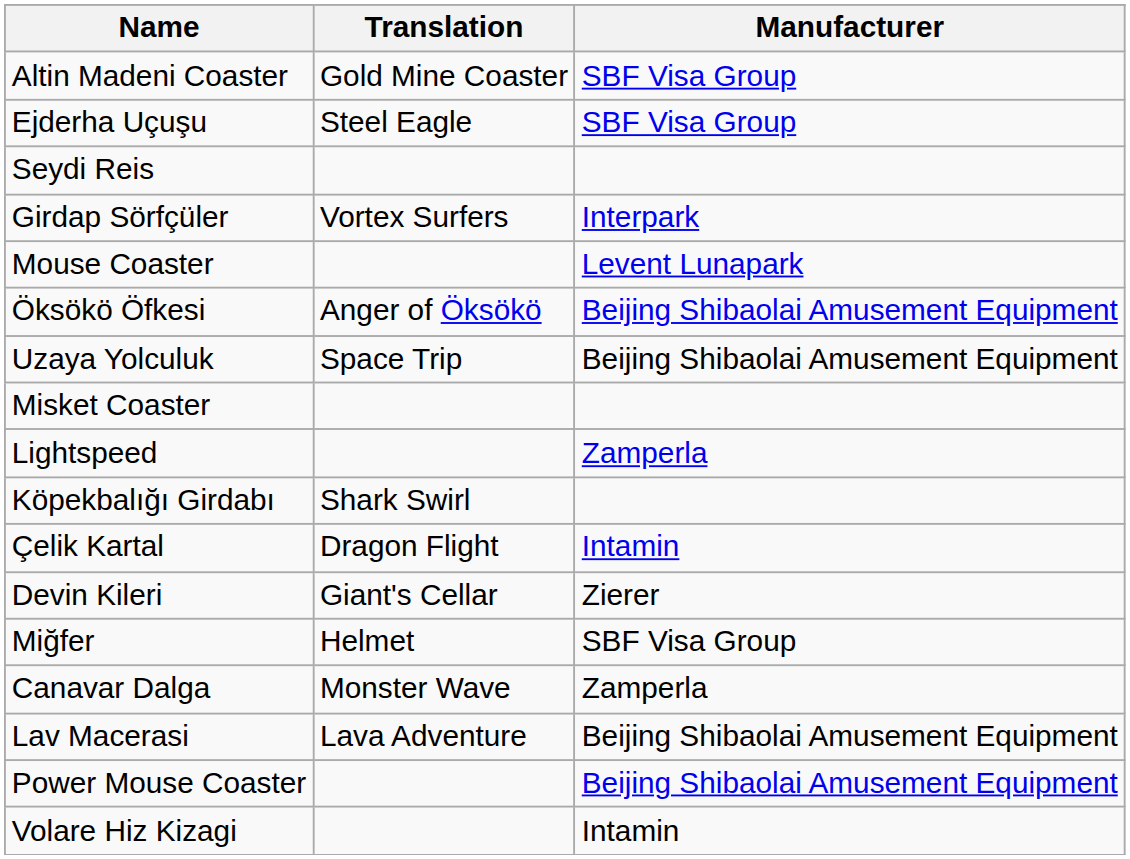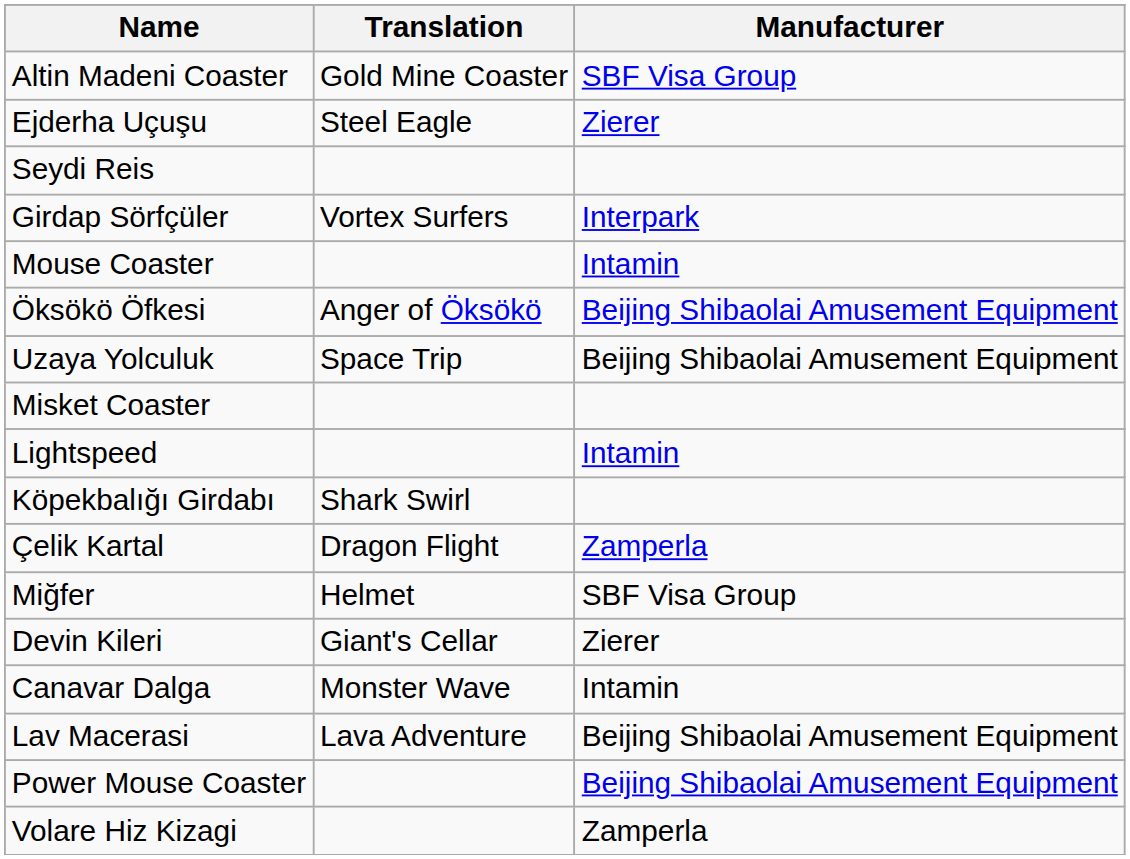(689, 122) SBF Visa Group -> (621, 122) Zierer
(693, 264) Levent Lunapark -> (631, 264) Intamin
(645, 452) Zamperla -> (631, 452) Intamin
(631, 547) Intamin -> (645, 547) Zamperla
rows swapped: (53, 641) <-> (87, 594)
(645, 688) Zamperla -> (631, 688) Intamin
(631, 830) Intamin -> (645, 830) Zamperla
